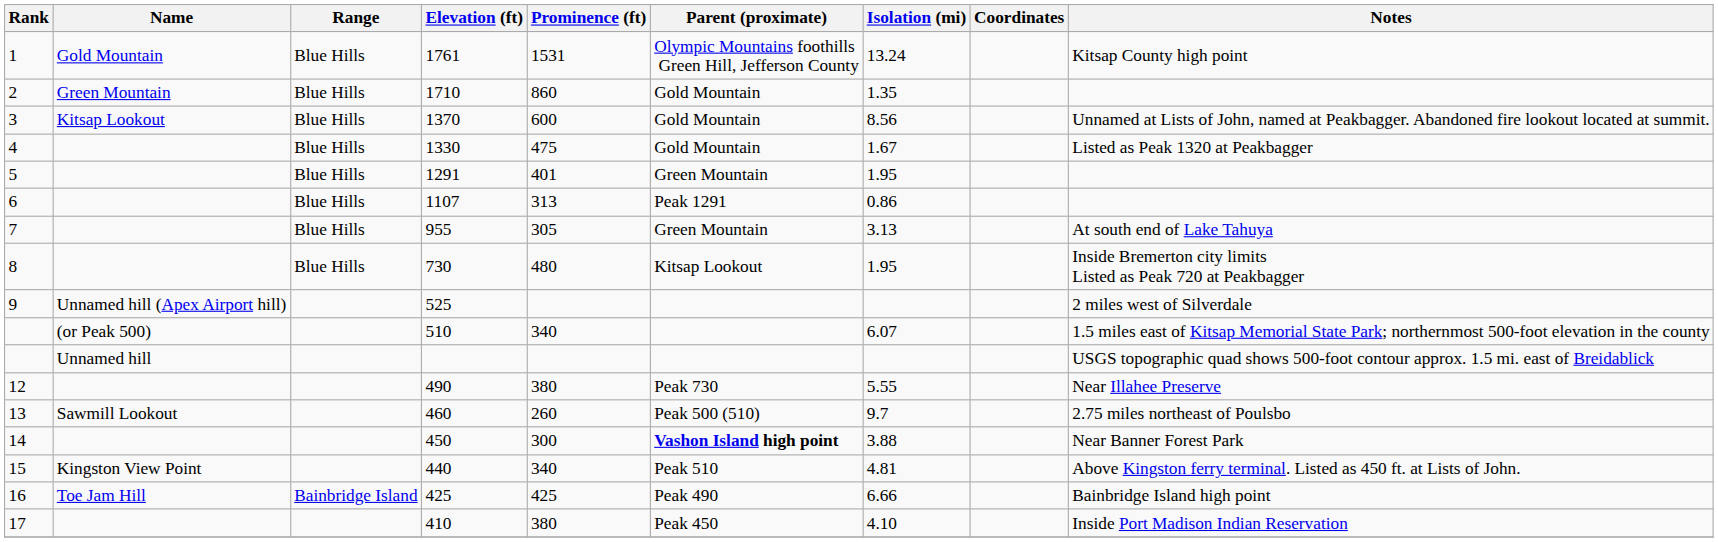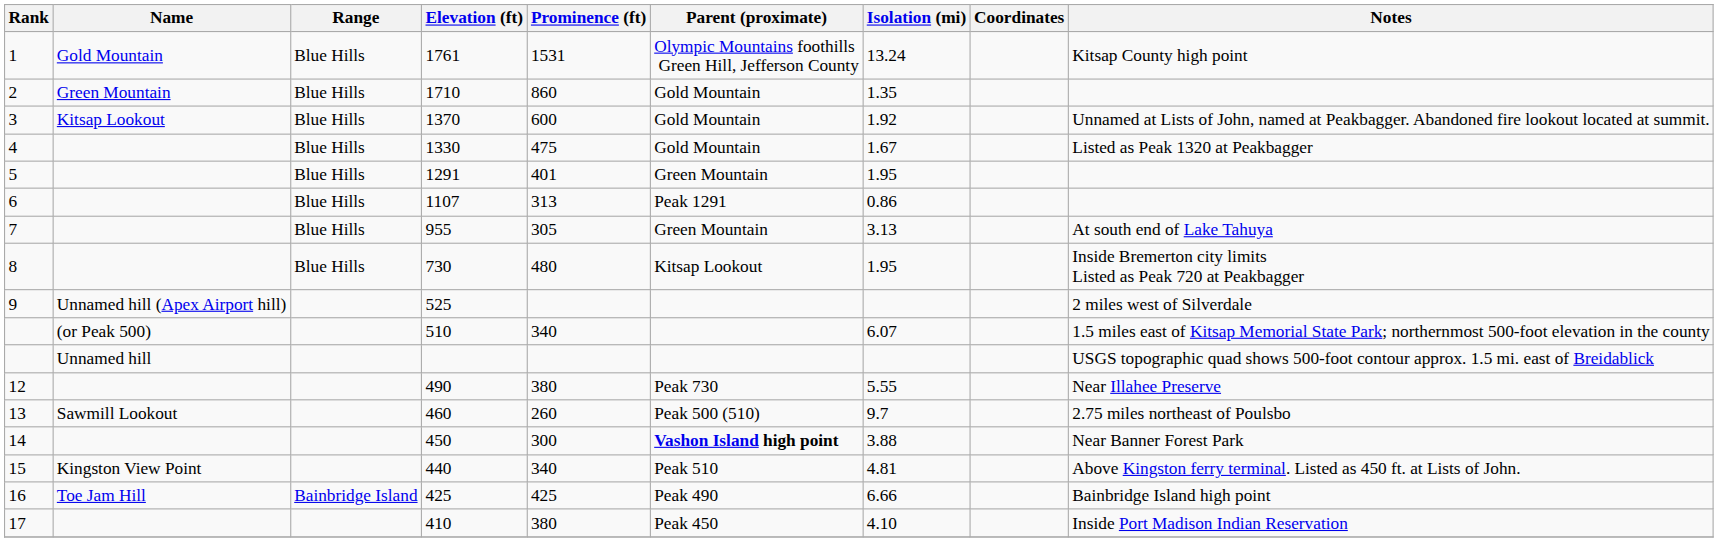(882, 119) 8.56 -> (882, 119) 1.92
